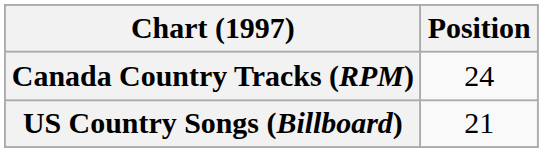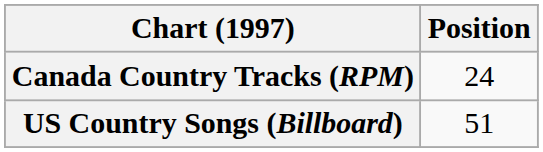(479, 123) 21 -> (479, 123) 51
